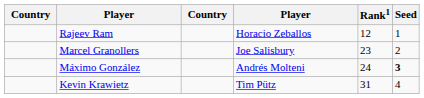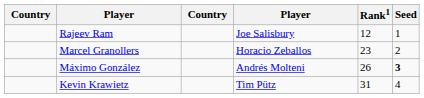(274, 33) Horacio Zeballos -> (265, 33) Joe Salisbury
(265, 50) Joe Salisbury -> (274, 50) Horacio Zeballos
(366, 67) 24 -> (366, 67) 26
